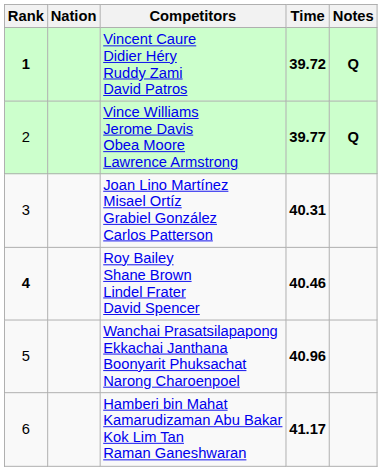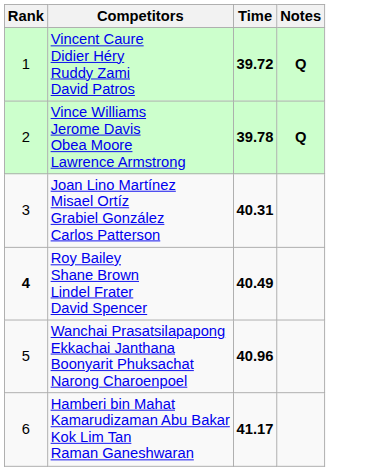- column: (74, 16)
(26, 64) bold -> (26, 64) normal
(308, 137) 39.77 -> (255, 137) 39.78
(308, 283) 40.46 -> (255, 283) 40.49
